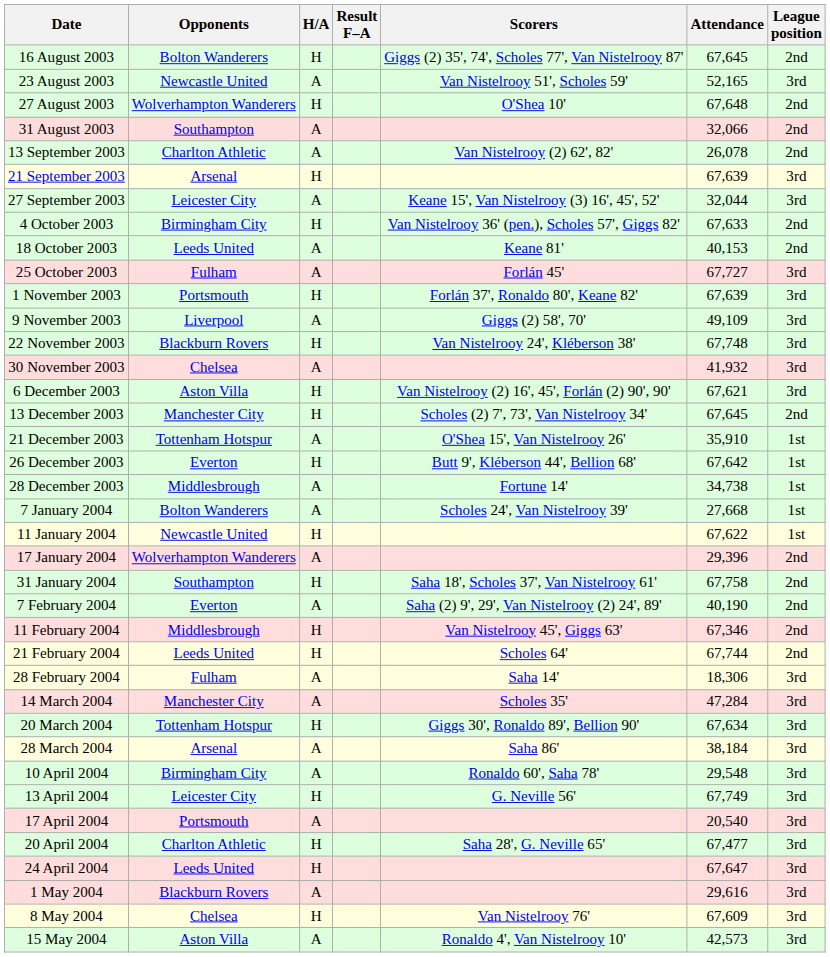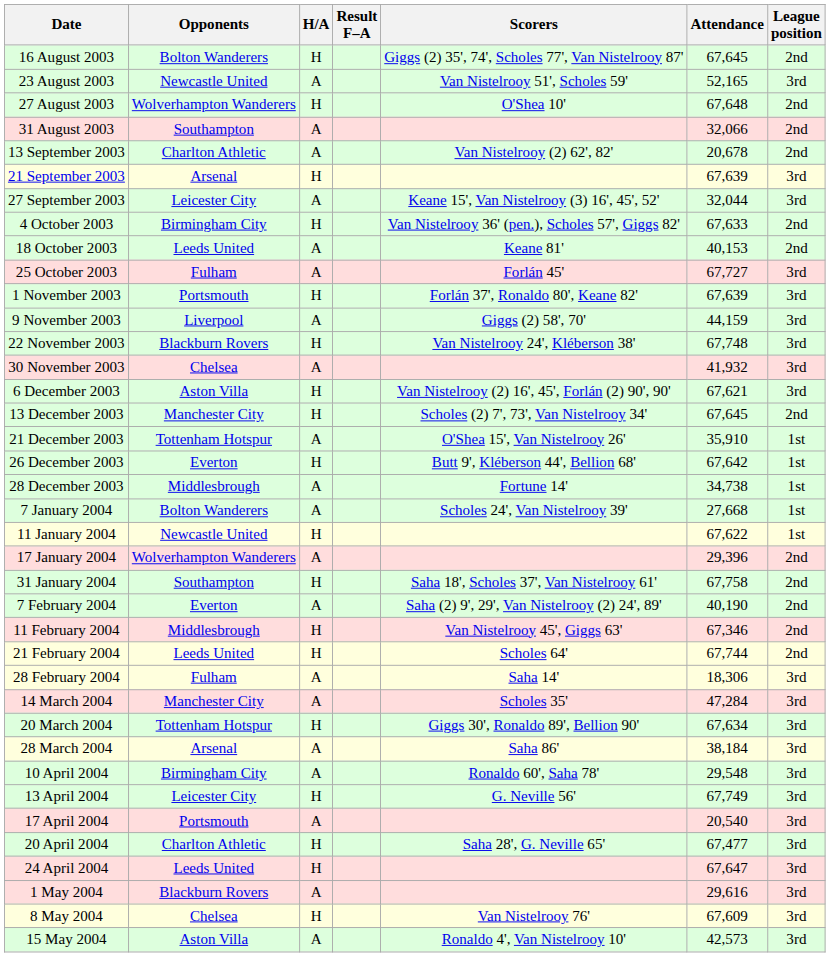(727, 152) 26,078 -> (727, 152) 20,678
(727, 319) 49,109 -> (727, 319) 44,159
